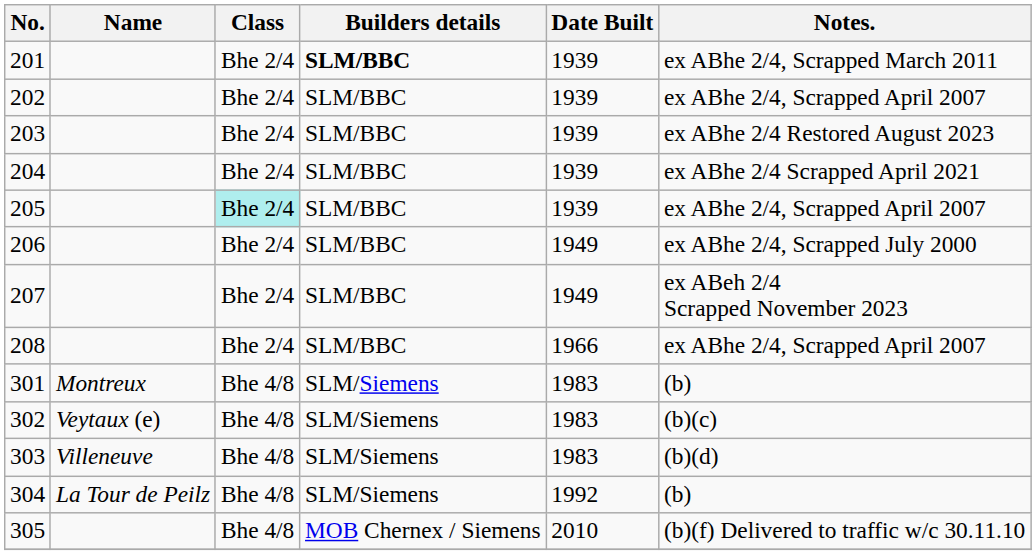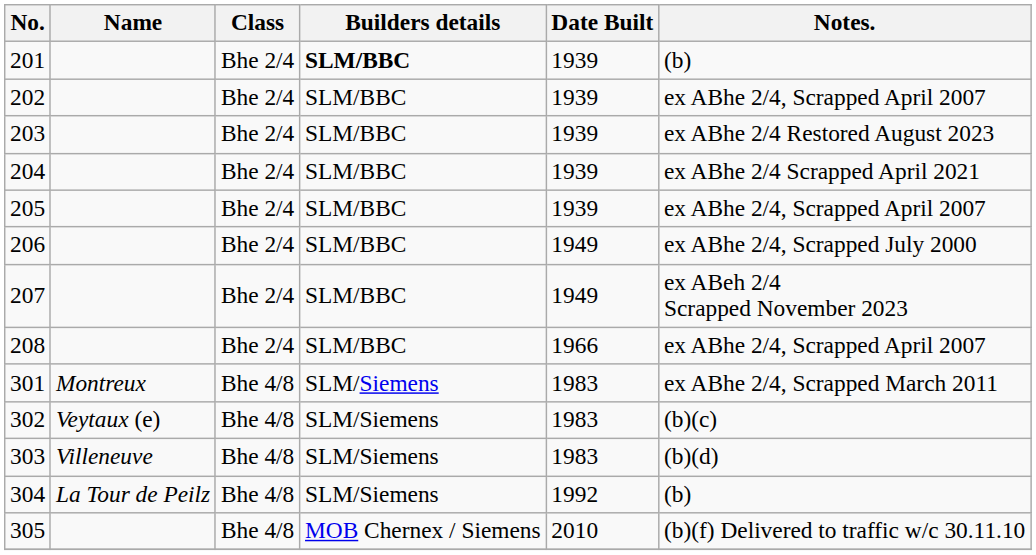(831, 60) ex ABhe 2/4, Scrapped March 2011 -> (678, 60) (b)
(258, 208) paleturquoise background -> (258, 208) no background
(678, 382) (b) -> (831, 382) ex ABhe 2/4, Scrapped March 2011
